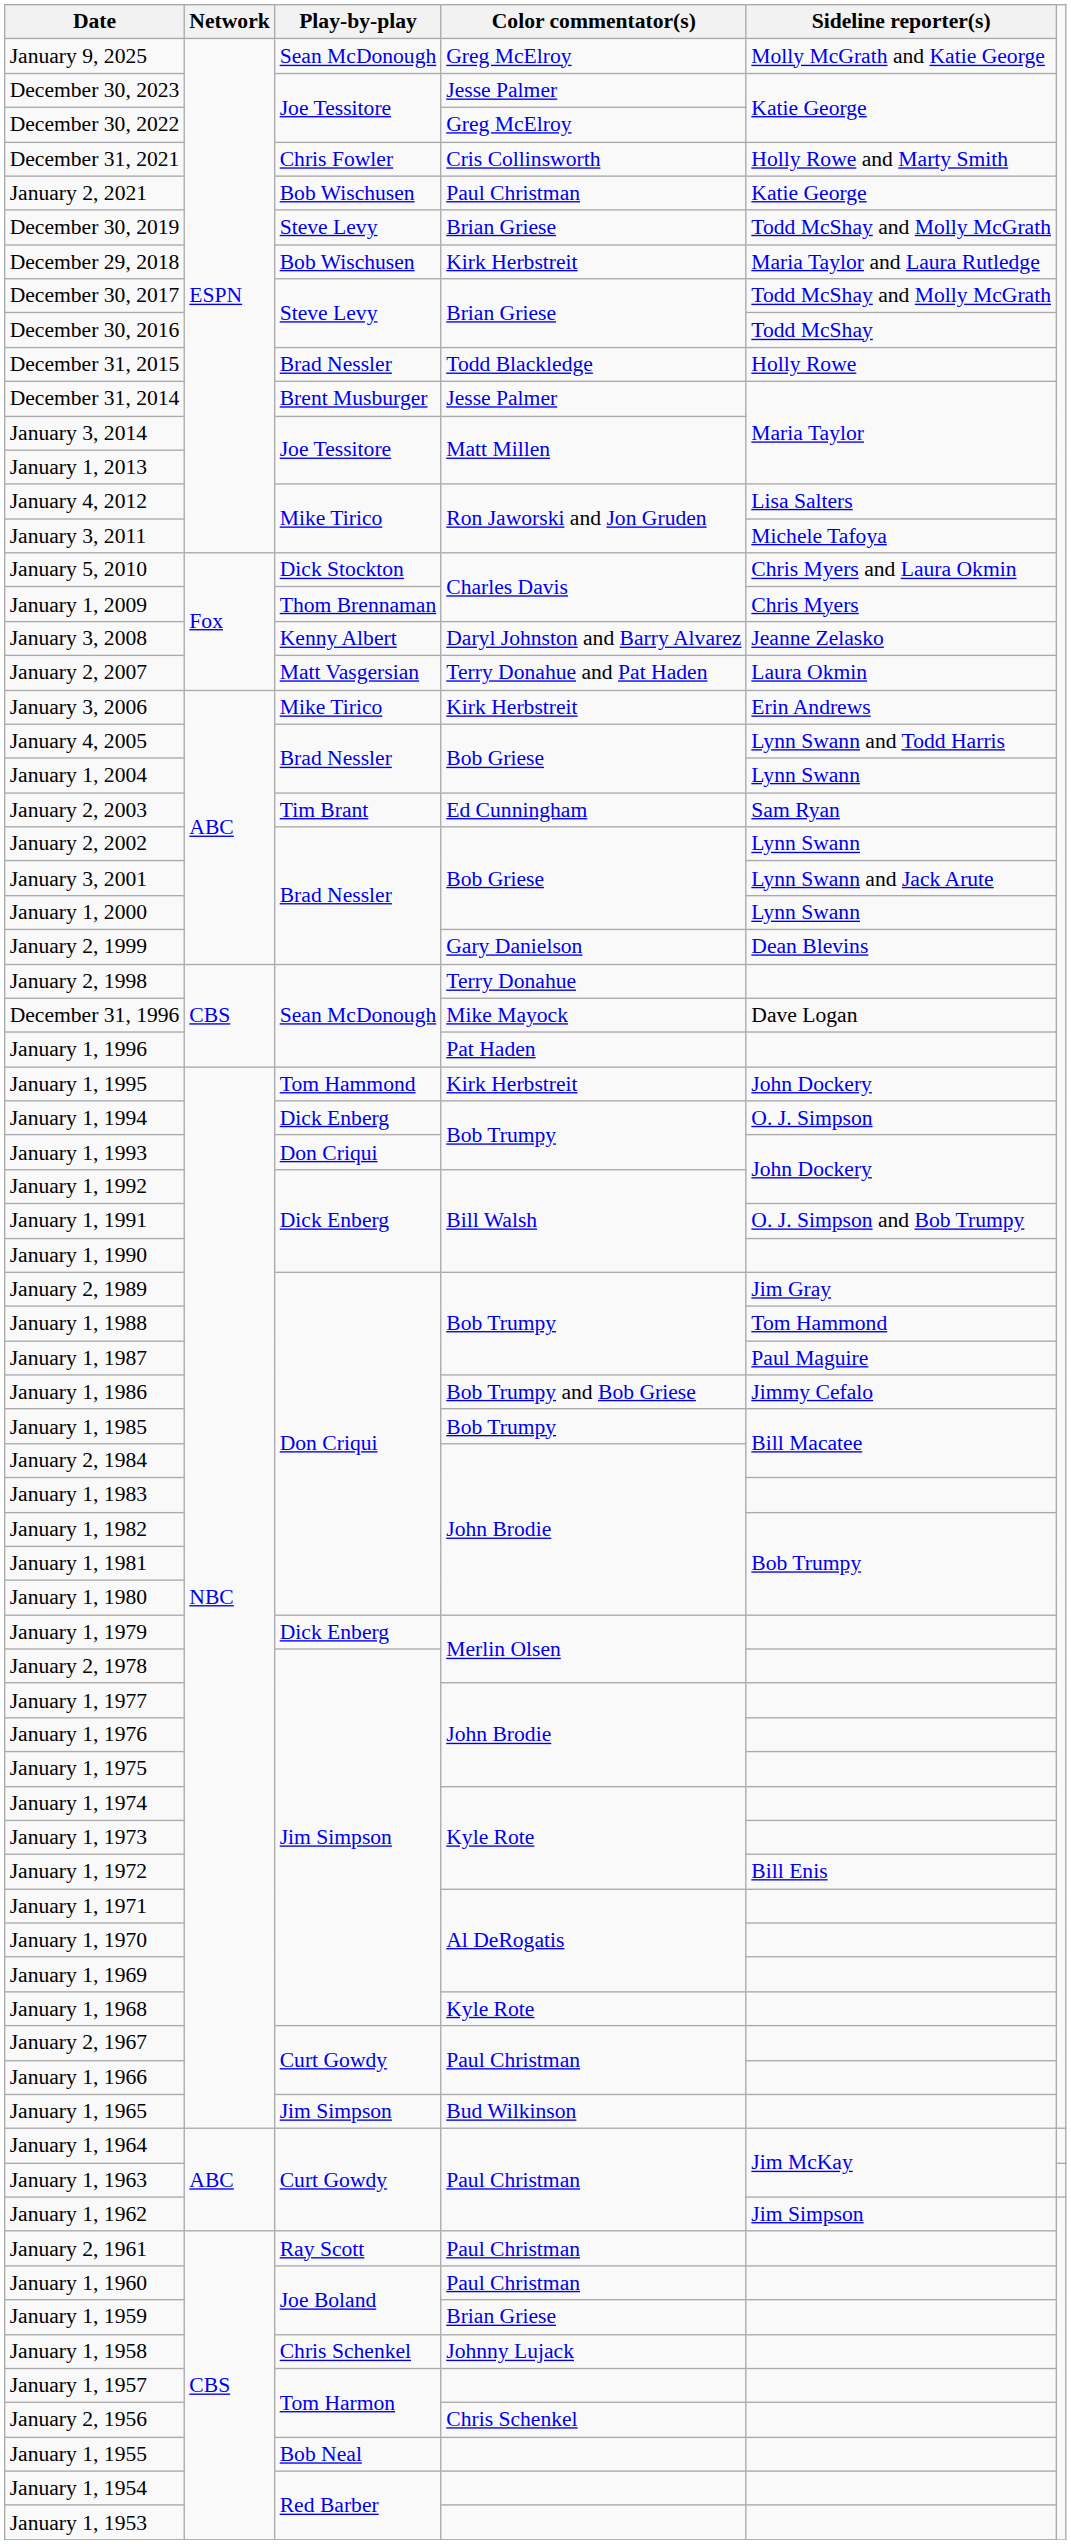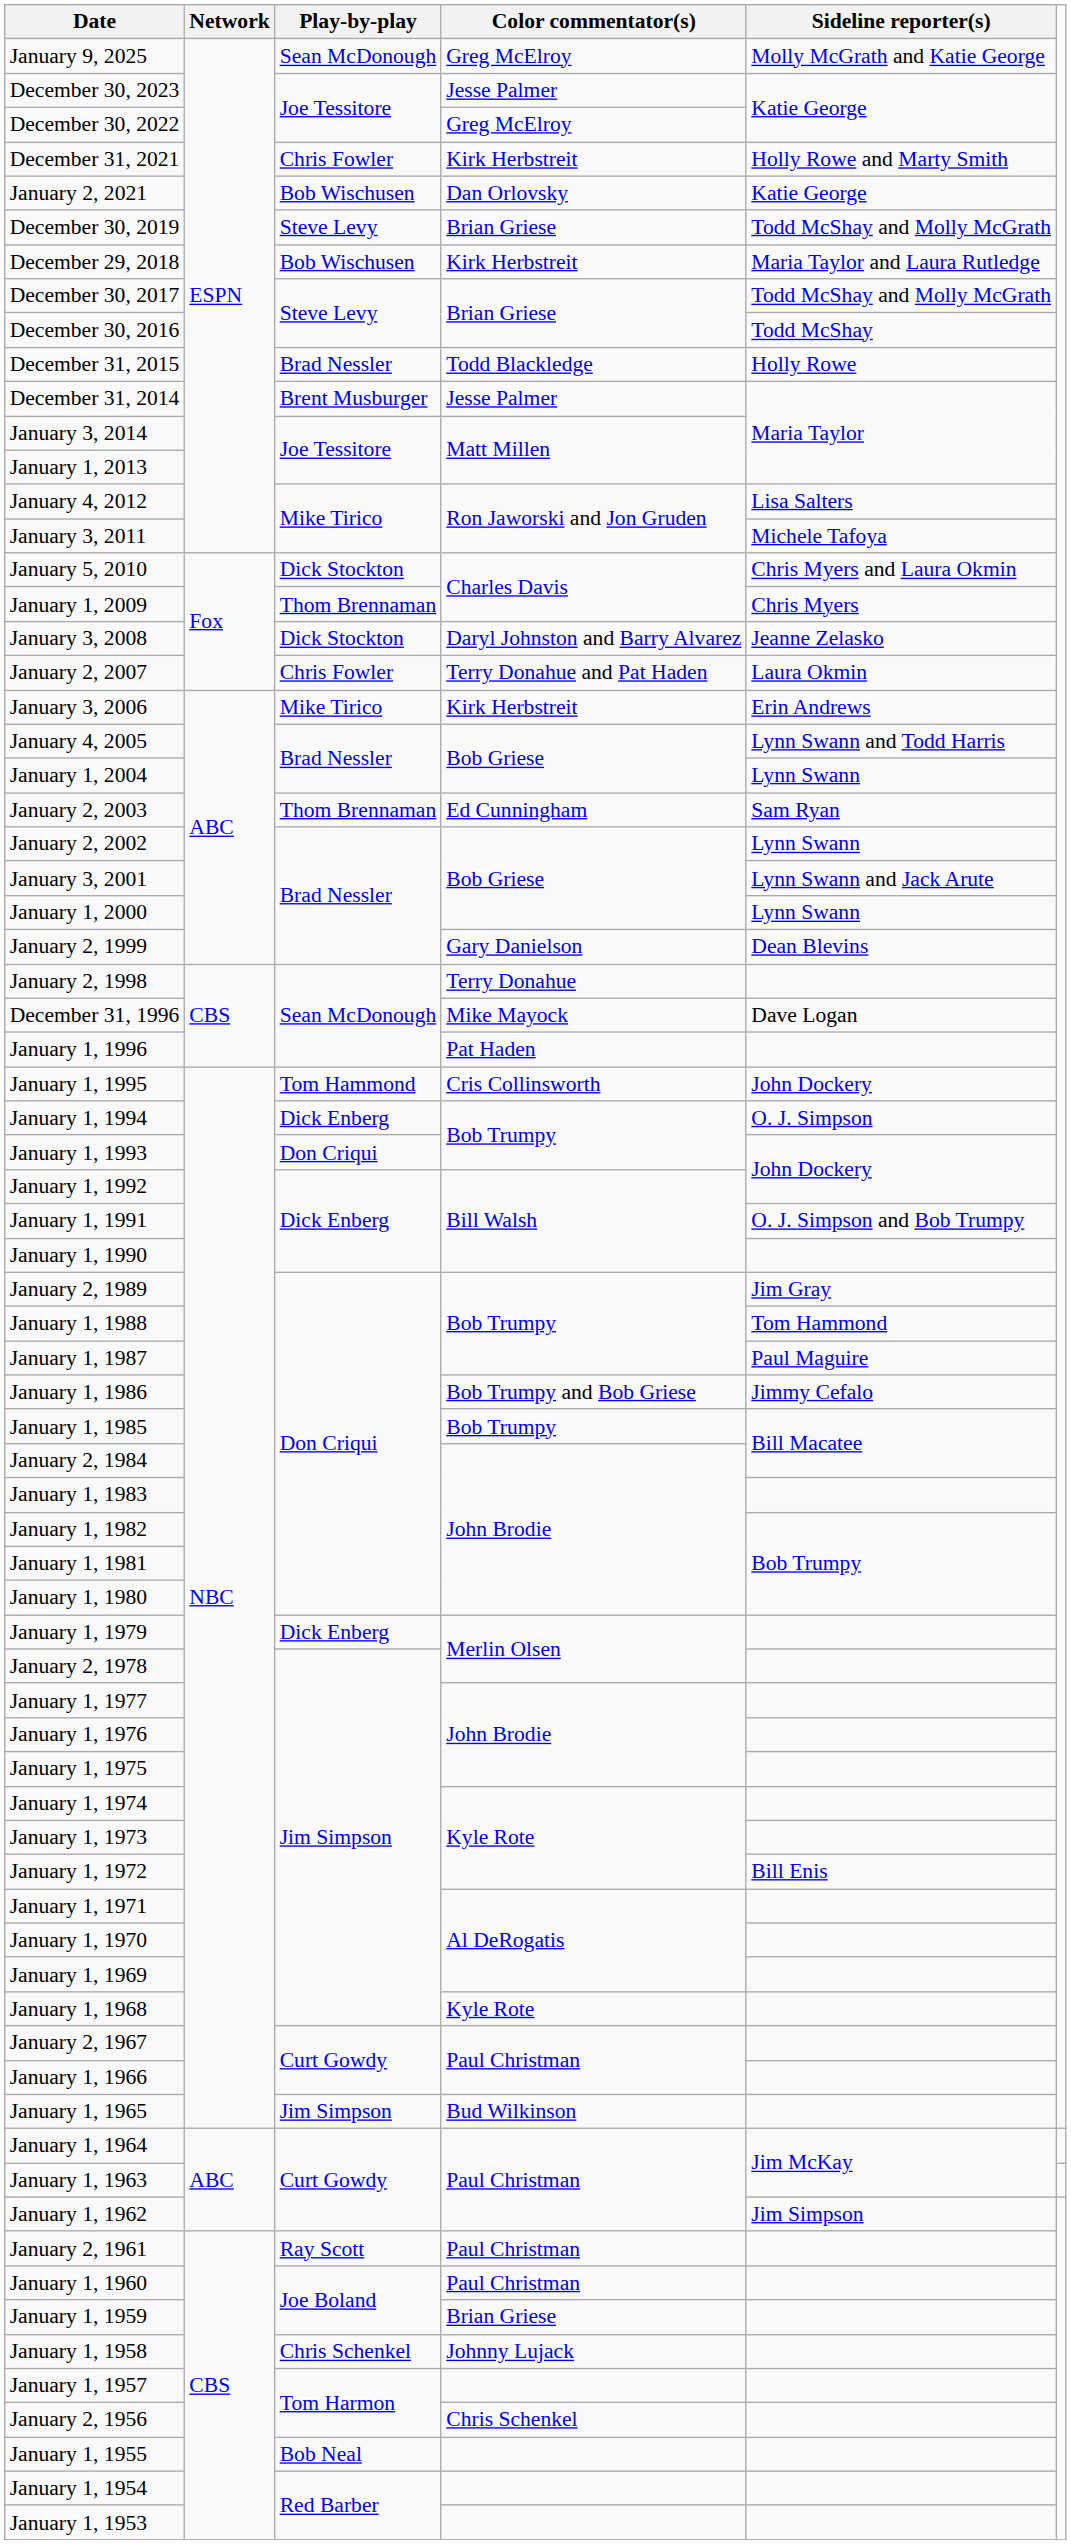(523, 158) Cris Collinsworth -> (512, 158) Kirk Herbstreit
(513, 192) Paul Christman -> (507, 192) Dan Orlovsky
(338, 638) Kenny Albert -> (342, 638) Dick Stockton
(349, 672) Matt Vasgersian -> (336, 672) Chris Fowler
(324, 809) Tim Brant -> (358, 809) Thom Brennaman
(512, 1083) Kirk Herbstreit -> (523, 1083) Cris Collinsworth
